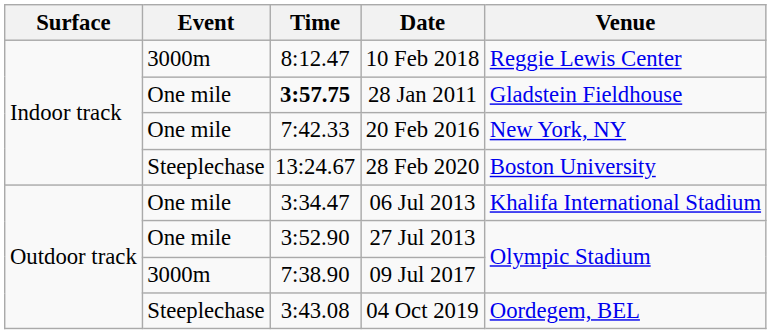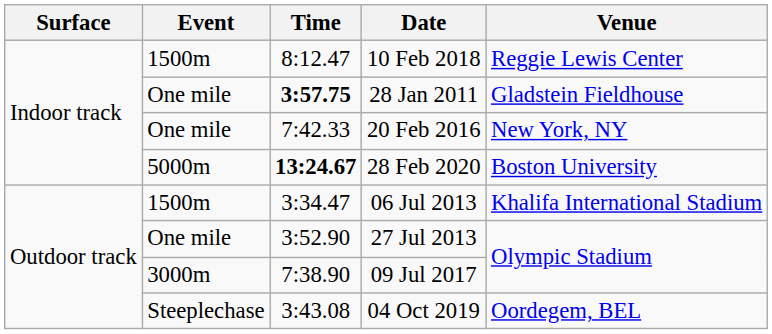(179, 58) 3000m -> (179, 58) 1500m
(206, 166) Steeplechase -> (179, 166) 5000m
(315, 166) normal -> (316, 166) bold
(189, 202) One mile -> (179, 202) 1500m
